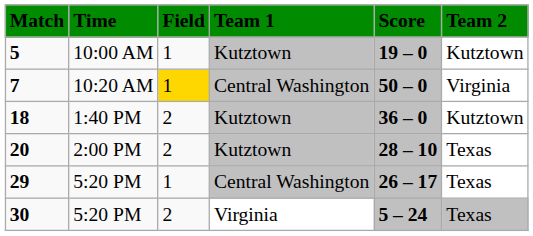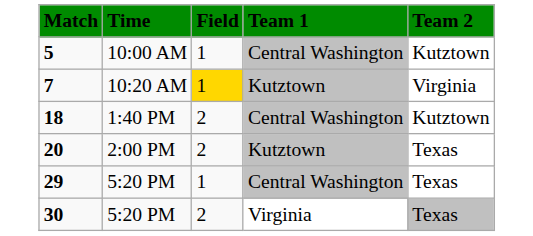- column: (402, 20)
(253, 52) Kutztown -> (326, 52) Central Washington
(292, 85) Central Washington -> (287, 85) Kutztown
(253, 117) Kutztown -> (326, 117) Central Washington
